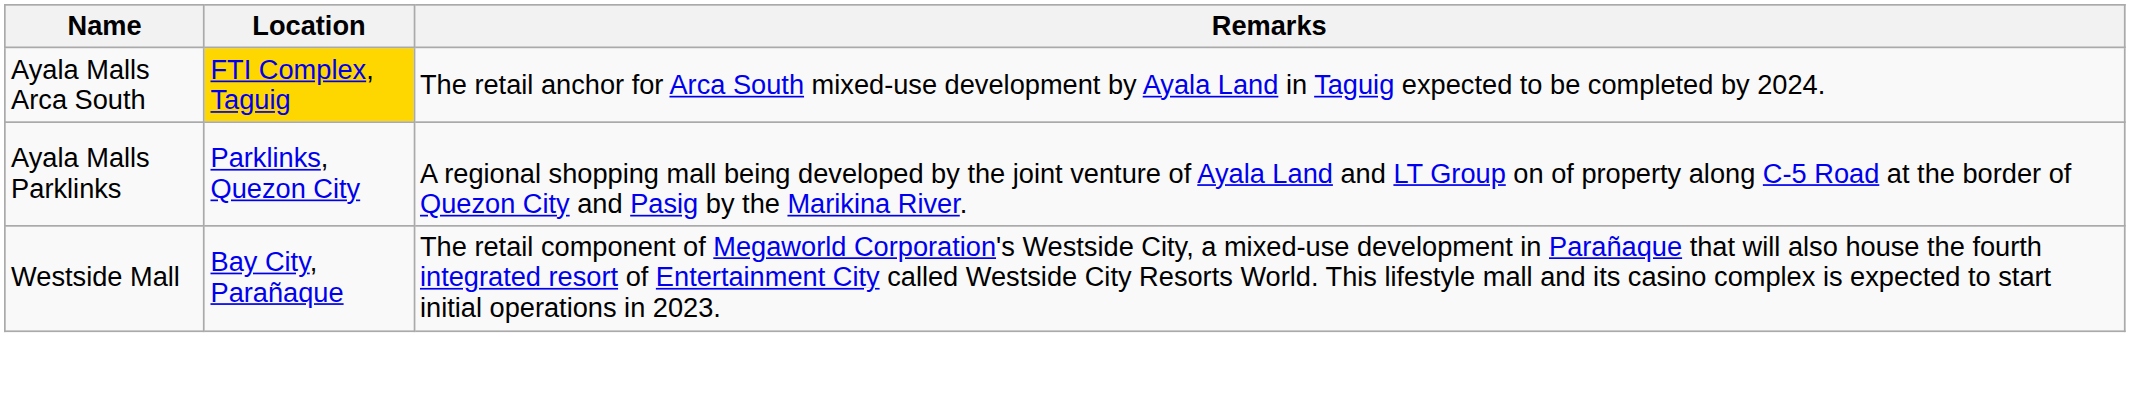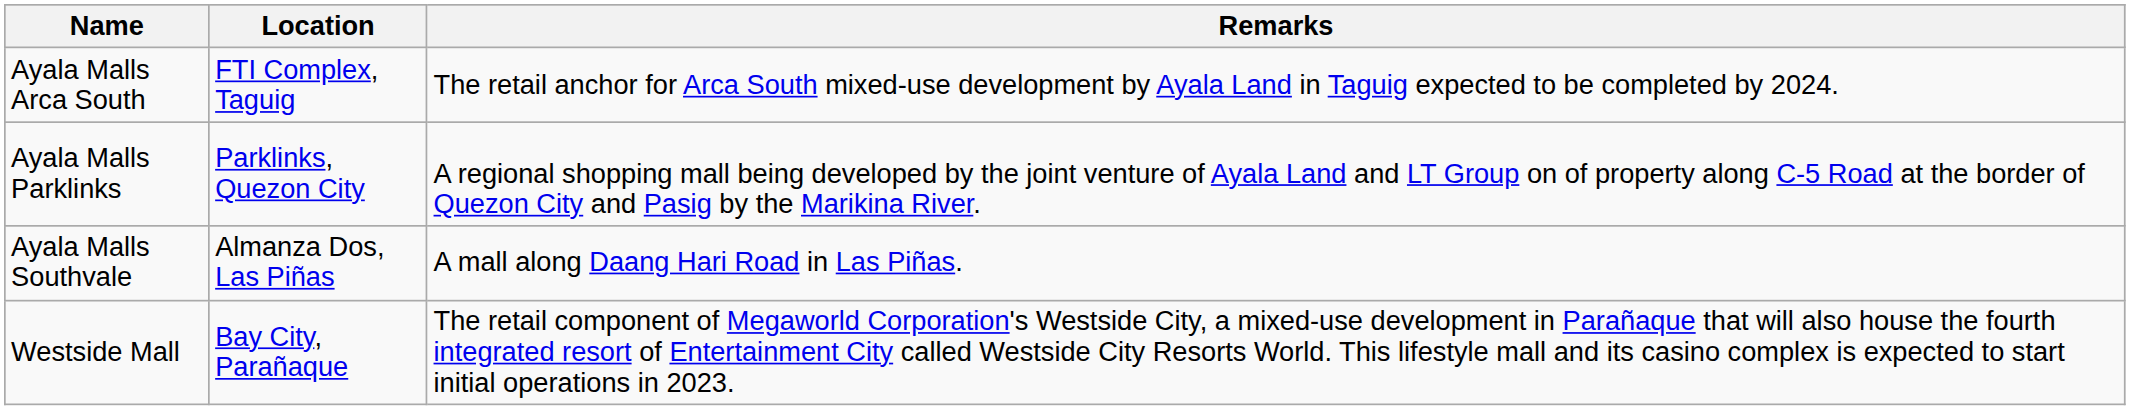(292, 84) gold background -> (297, 84) no background
+ row: (80, 262)
